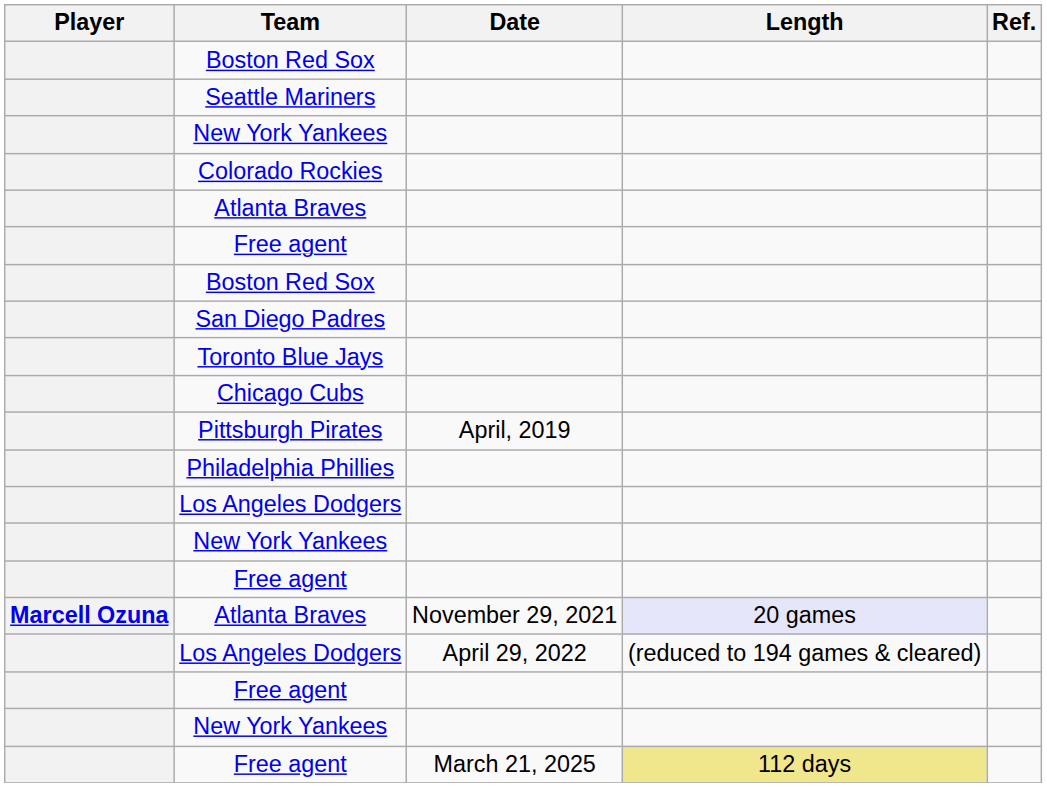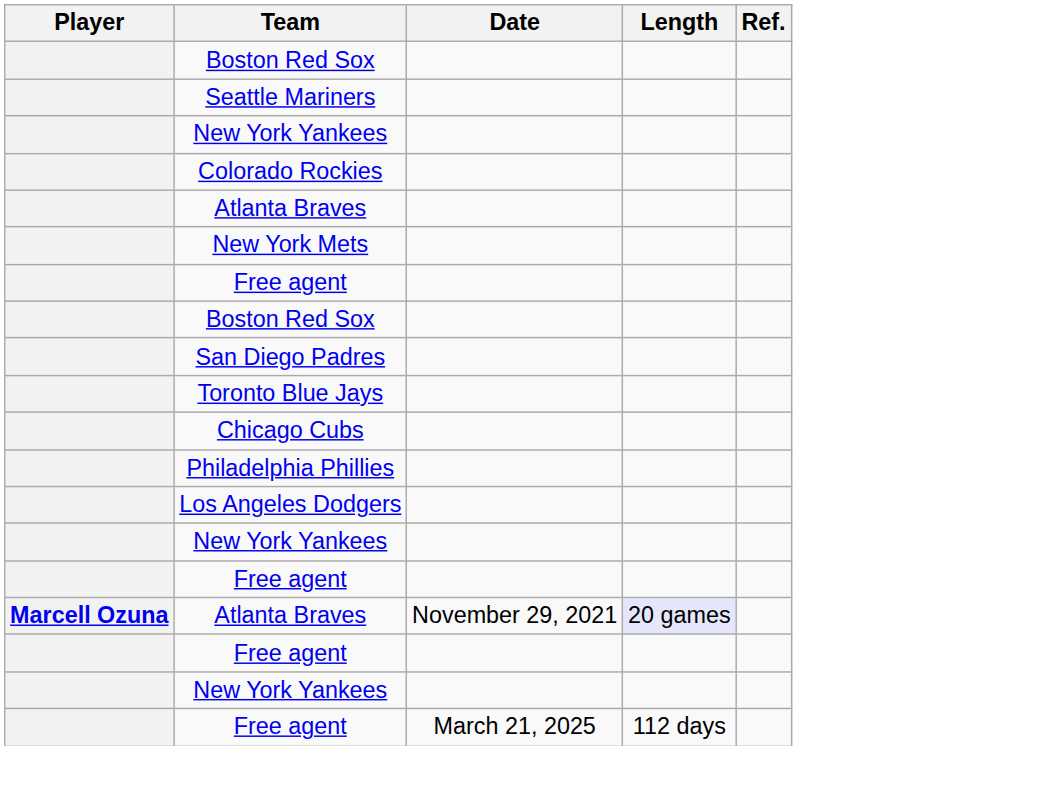+ row: (290, 245)
- row: (290, 430)
- row: (290, 652)
(805, 763) khaki background -> (679, 726) no background
